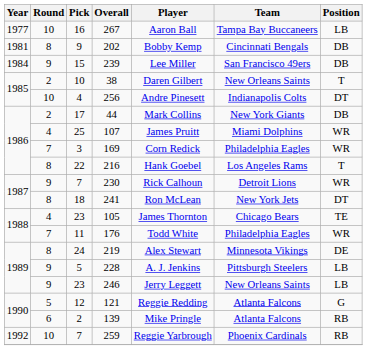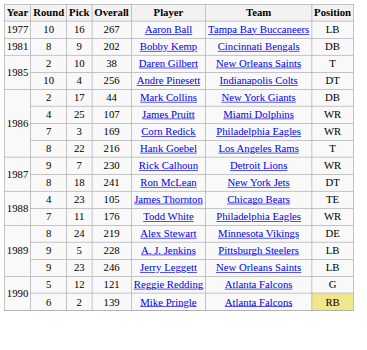- row: (112, 64)
(341, 319) no background -> (333, 302) khaki background
- row: (112, 336)
